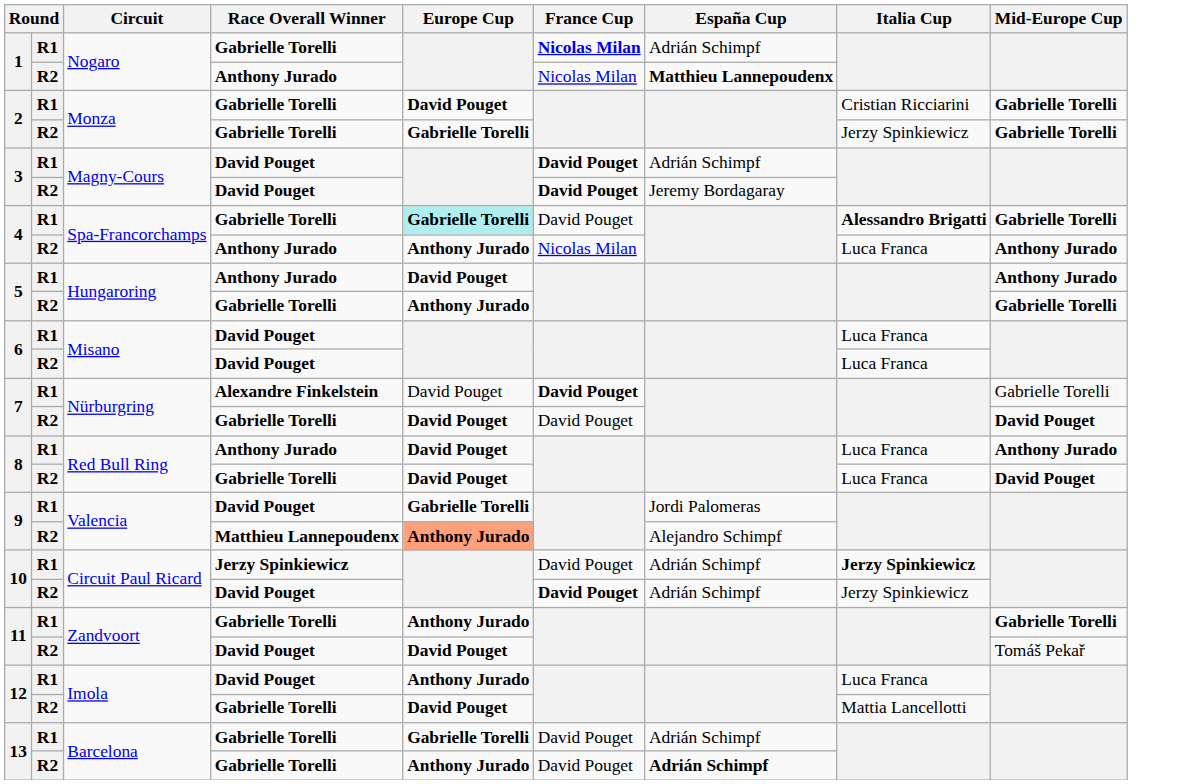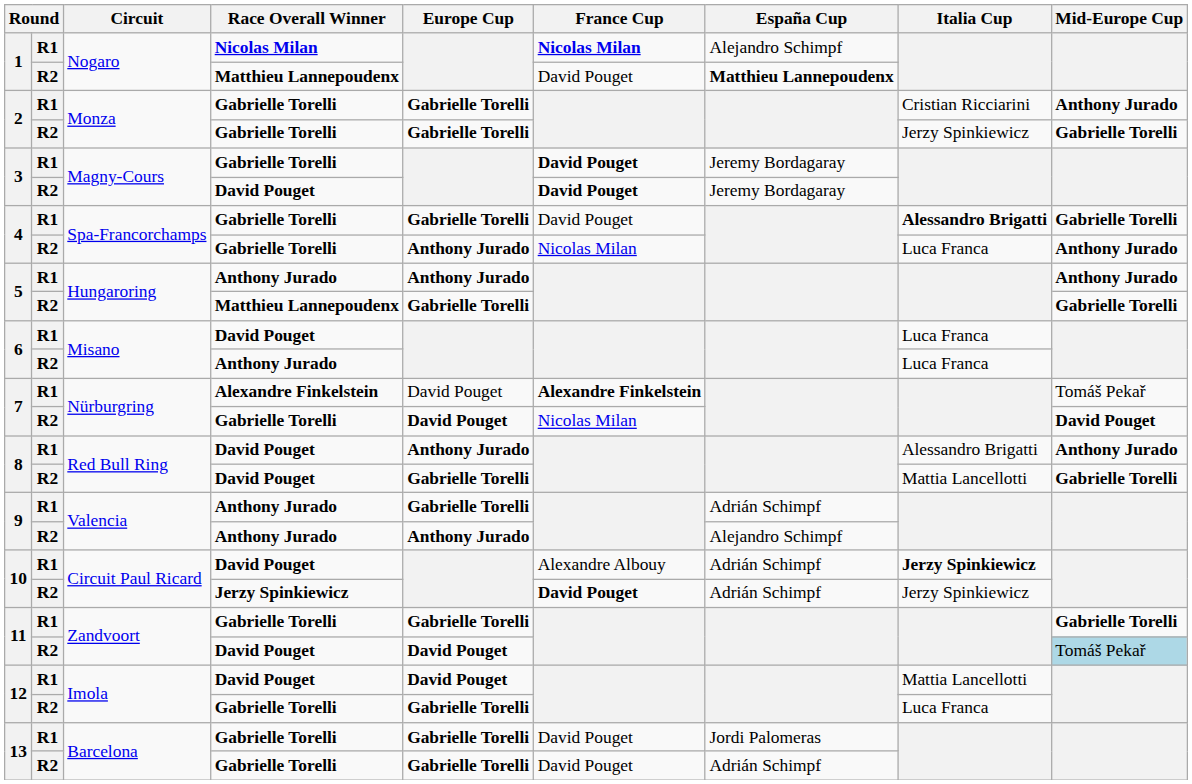(276, 47) Gabrielle Torelli -> (266, 47) Nicolas Milan
(705, 47) Adrián Schimpf -> (776, 47) Alejandro Schimpf
(276, 75) Anthony Jurado -> (307, 75) Matthieu Lannepoudenx
(587, 75) Nicolas Milan -> (585, 75) David Pouget
(457, 104) David Pouget -> (468, 104) Gabrielle Torelli
(1056, 104) Gabrielle Torelli -> (1116, 104) Anthony Jurado
(265, 162) David Pouget -> (276, 162) Gabrielle Torelli
(705, 162) Adrián Schimpf -> (777, 162) Jeremy Bordagaray
(468, 219) paleturquoise background -> (468, 219) no background
(276, 248) Anthony Jurado -> (276, 248) Gabrielle Torelli
(457, 276) David Pouget -> (468, 276) Anthony Jurado
(276, 305) Gabrielle Torelli -> (307, 305) Matthieu Lannepoudenx
(468, 305) Anthony Jurado -> (468, 305) Gabrielle Torelli
(265, 363) David Pouget -> (276, 363) Anthony Jurado
(588, 391) David Pouget -> (619, 391) Alexandre Finkelstein
(1052, 391) Gabrielle Torelli -> (1100, 391) Tomáš Pekař
(585, 420) David Pouget -> (587, 420) Nicolas Milan
(276, 449) Anthony Jurado -> (265, 449) David Pouget
(457, 449) David Pouget -> (468, 449) Anthony Jurado
(885, 449) Luca Franca -> (970, 449) Alessandro Brigatti
(276, 477) Gabrielle Torelli -> (265, 477) David Pouget
(457, 477) David Pouget -> (468, 477) Gabrielle Torelli
(885, 477) Luca Franca -> (964, 477) Mattia Lancellotti
(1045, 477) David Pouget -> (1116, 477) Gabrielle Torelli
(265, 506) David Pouget -> (276, 506) Anthony Jurado
(705, 506) Jordi Palomeras -> (765, 506) Adrián Schimpf
(307, 535) Matthieu Lannepoudenx -> (276, 535) Anthony Jurado
(468, 535) lightsalmon background -> (468, 535) no background
(282, 564) Jerzy Spinkiewicz -> (265, 564) David Pouget
(585, 564) David Pouget -> (602, 564) Alexandre Albouy
(265, 592) David Pouget -> (282, 592) Jerzy Spinkiewicz
(468, 621) Anthony Jurado -> (468, 621) Gabrielle Torelli
(1040, 650) no background -> (1100, 650) lightblue background
(468, 679) Anthony Jurado -> (457, 679) David Pouget
(885, 679) Luca Franca -> (964, 679) Mattia Lancellotti
(457, 707) David Pouget -> (468, 707) Gabrielle Torelli
(904, 707) Mattia Lancellotti -> (945, 707) Luca Franca
(705, 736) Adrián Schimpf -> (765, 736) Jordi Palomeras
(468, 765) Anthony Jurado -> (468, 765) Gabrielle Torelli
(709, 765) bold -> (765, 765) normal
